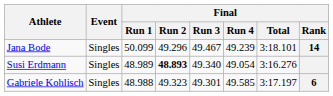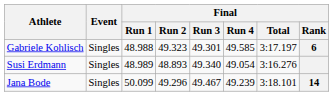rows swapped: (29, 48) <-> (45, 82)
(173, 65) bold -> (173, 65) normal
